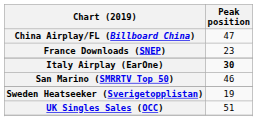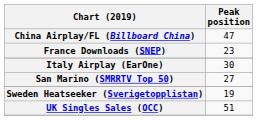(229, 65) bold -> (229, 65) normal
(229, 79) 46 -> (229, 79) 27
